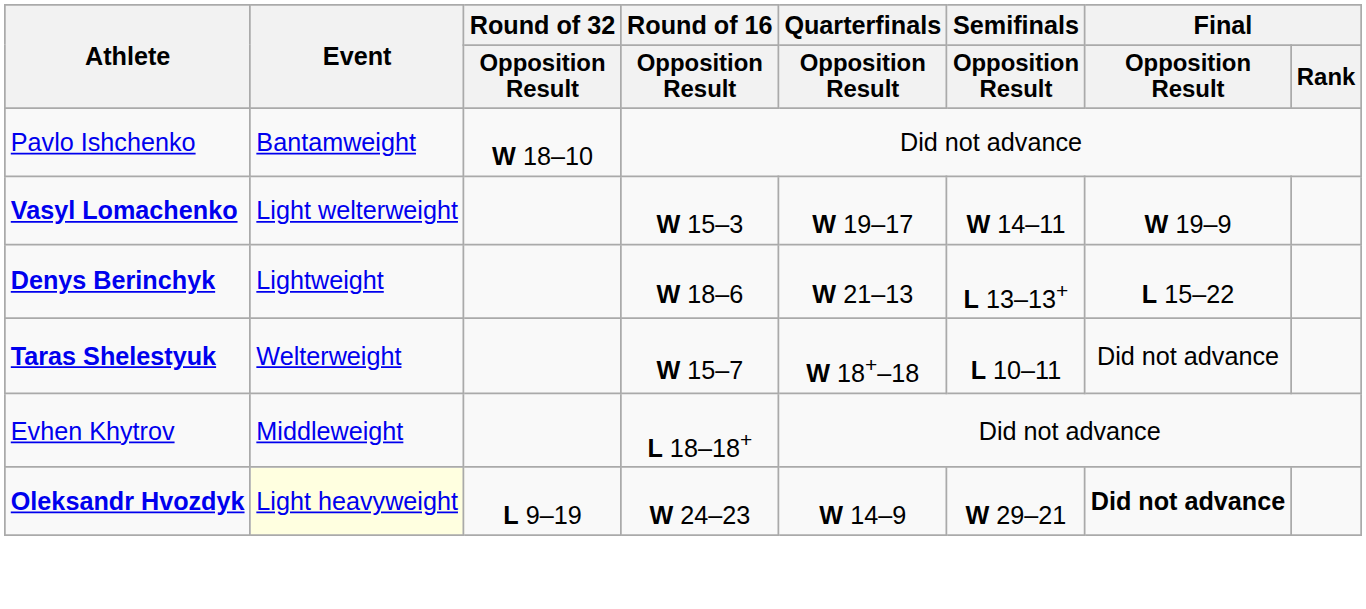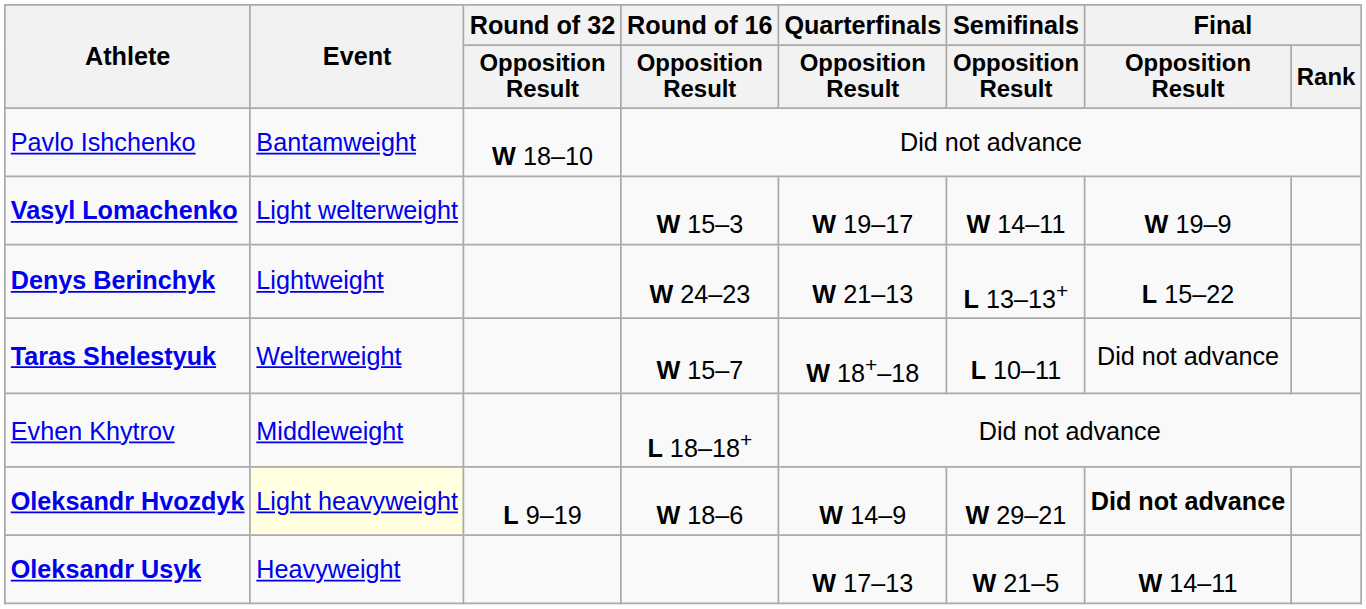(700, 296) W 18–6 -> (700, 296) W 24–23
(700, 516) W 24–23 -> (700, 516) W 18–6
+ row: (106, 570)
